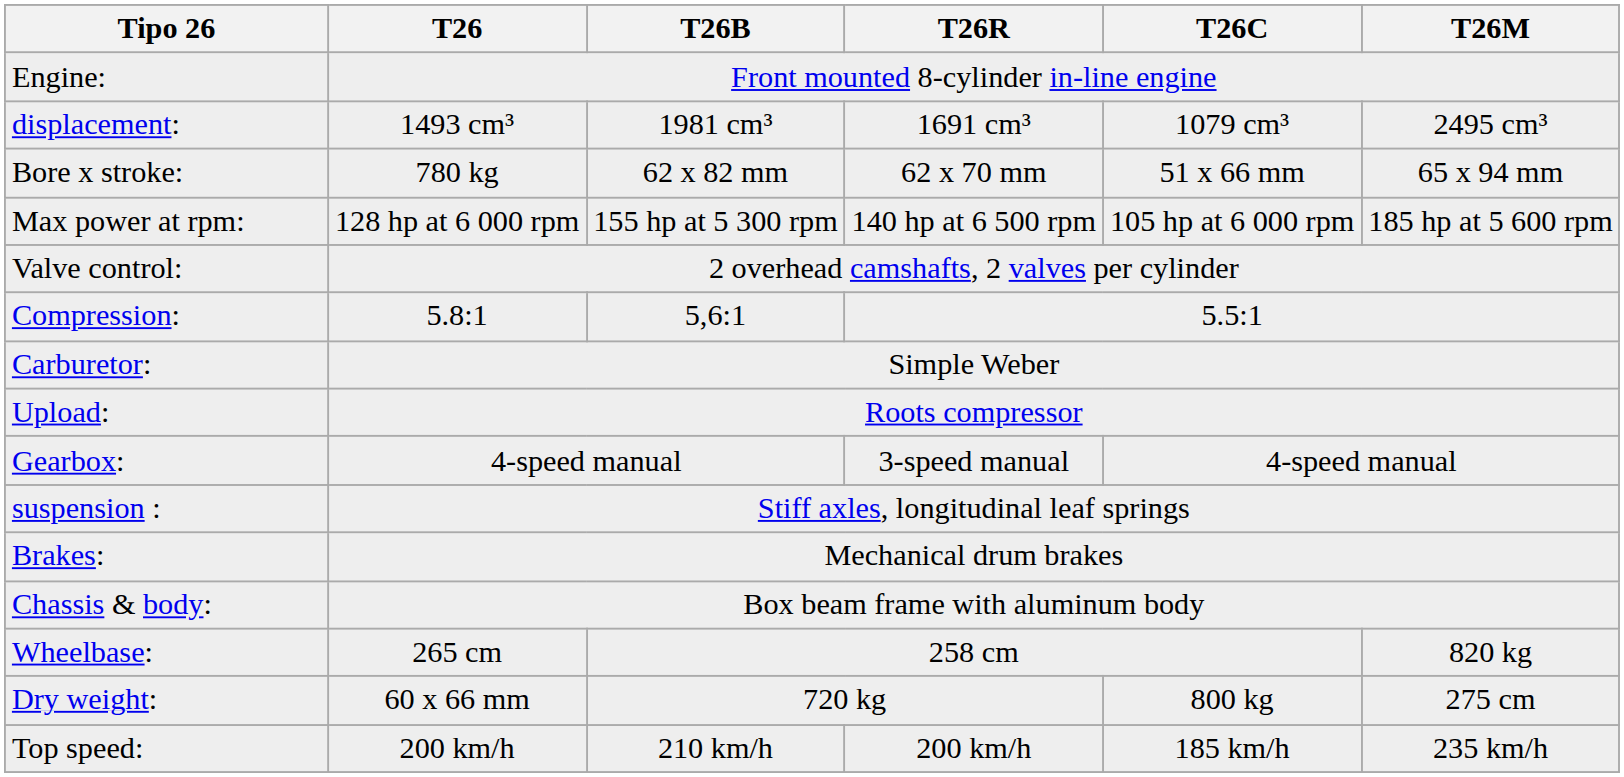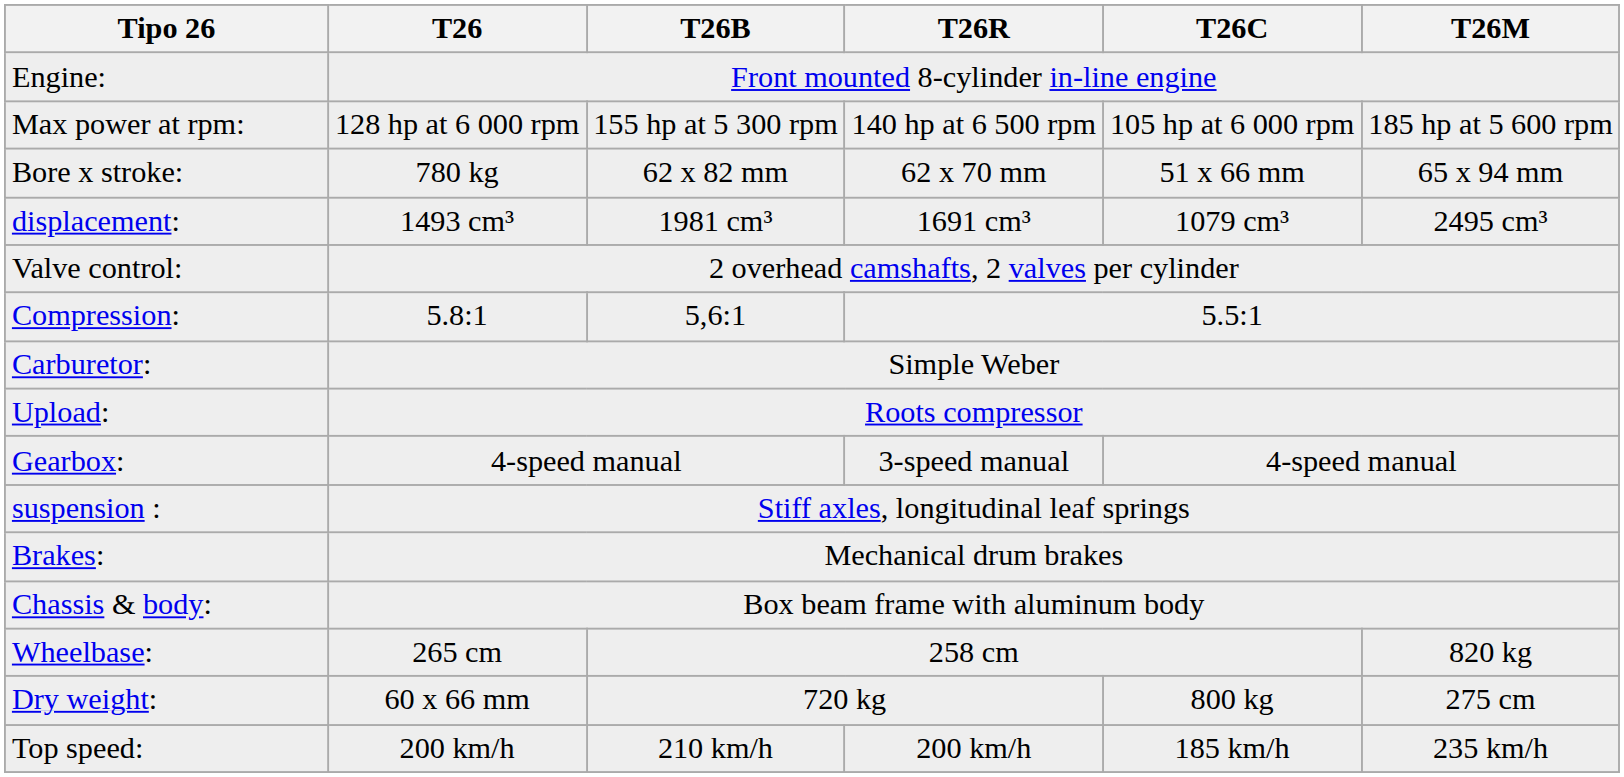rows swapped: (100, 124) <-> (132, 220)
